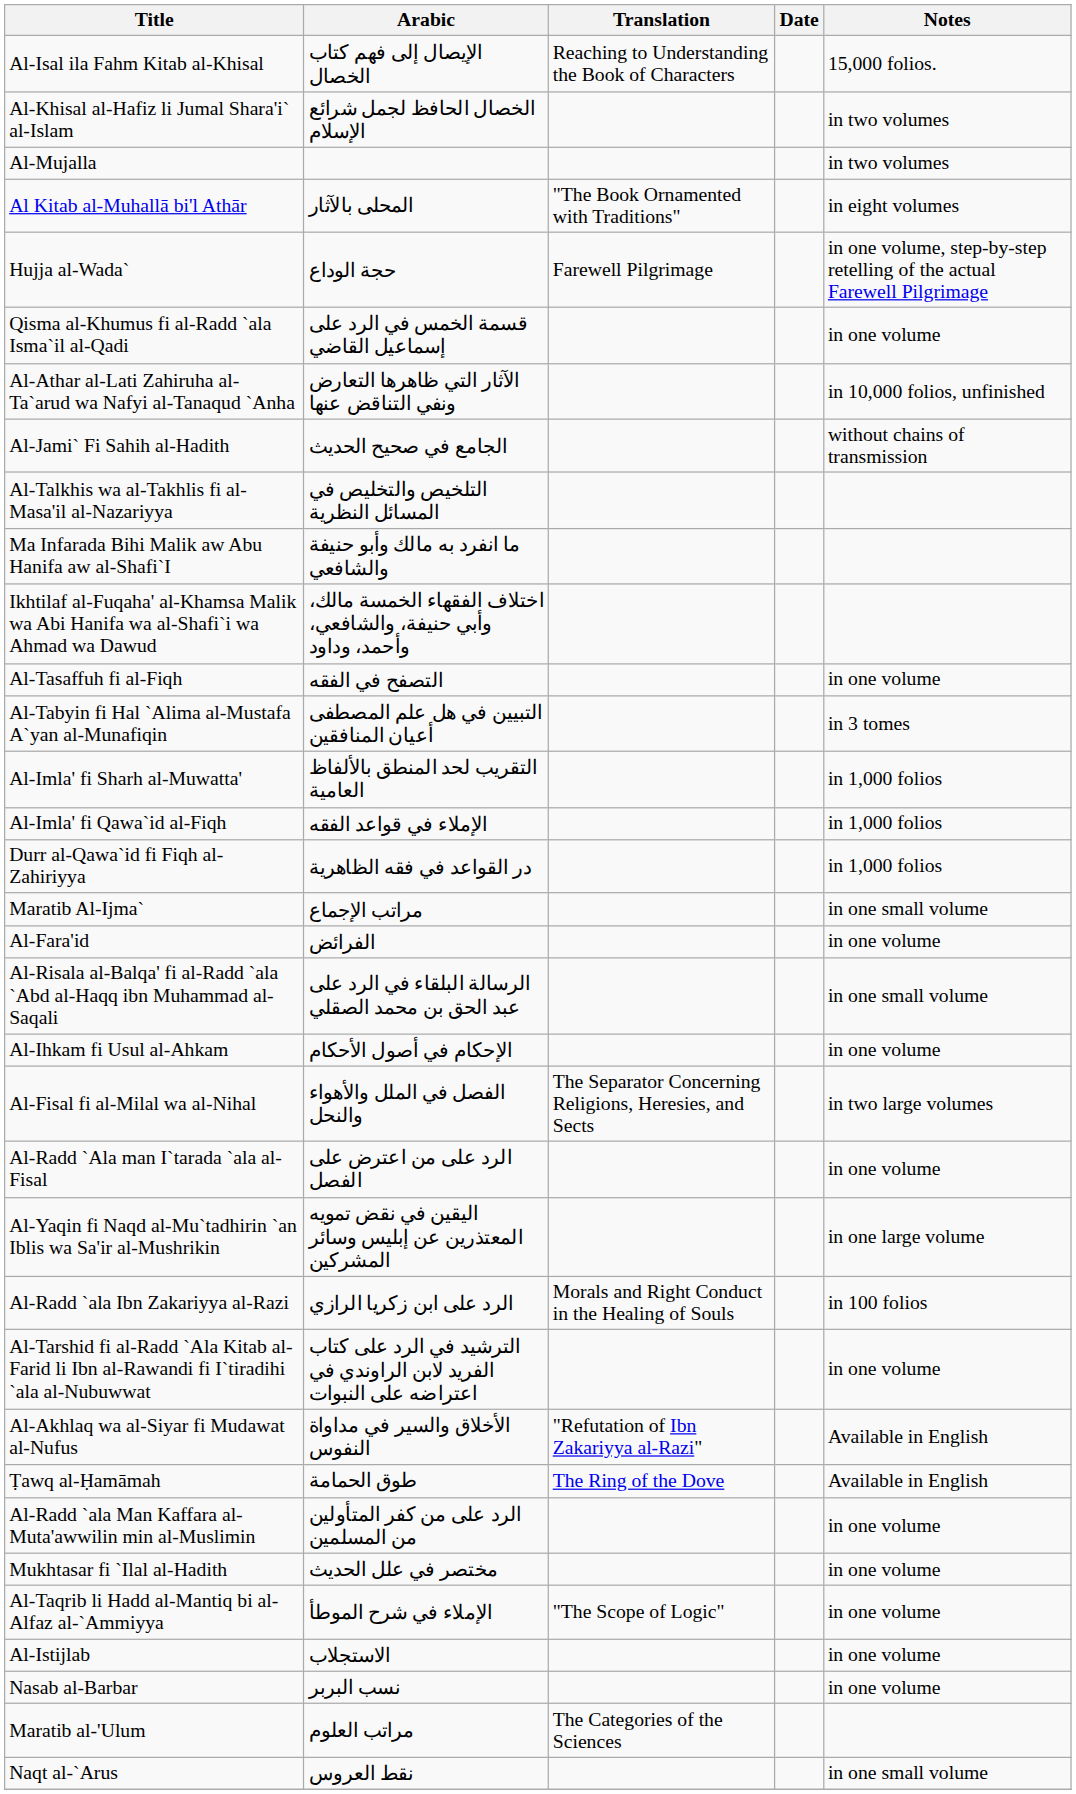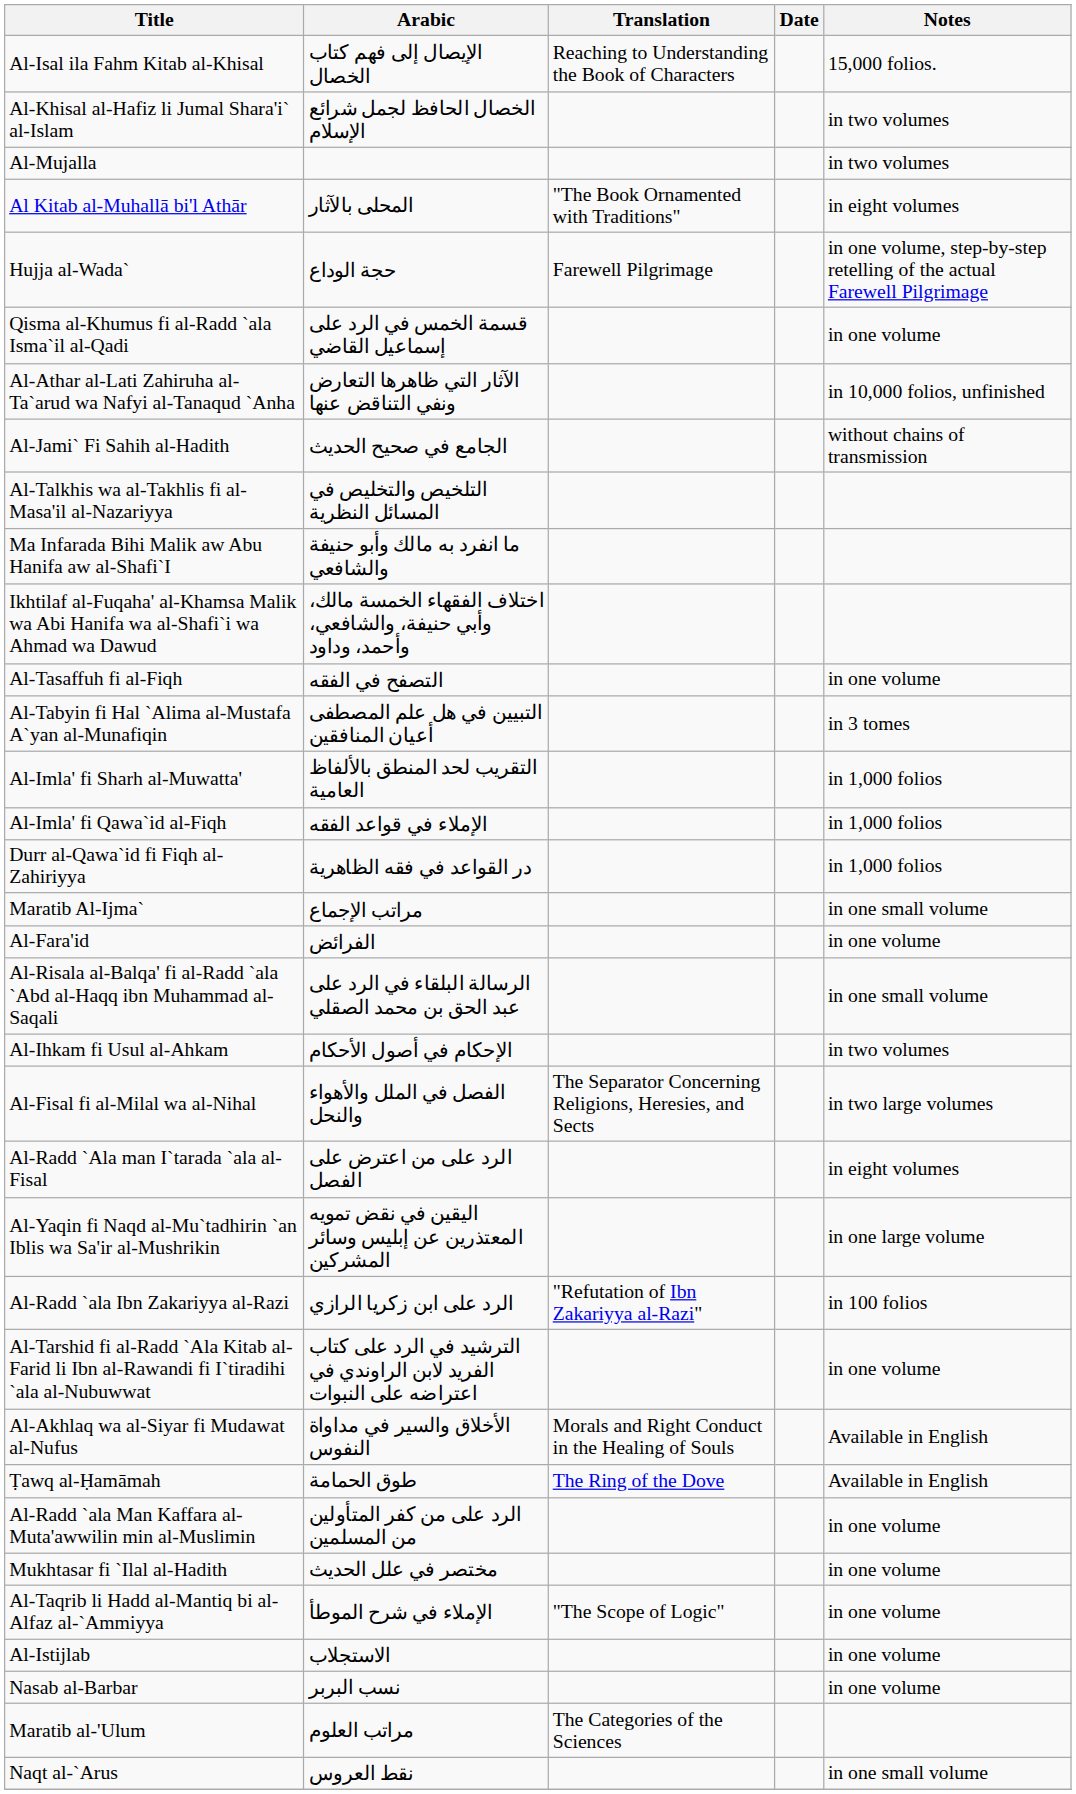(884, 1049) in one volume -> (889, 1049) in two volumes
(884, 1169) in one volume -> (893, 1169) in eight volumes
(657, 1302) Morals and Right Conduct in the Healing of Souls -> (628, 1302) "Refutation of Ibn Zakariyya al-Razi"
(628, 1436) "Refutation of Ibn Zakariyya al-Razi" -> (657, 1436) Morals and Right Conduct in the Healing of Souls
